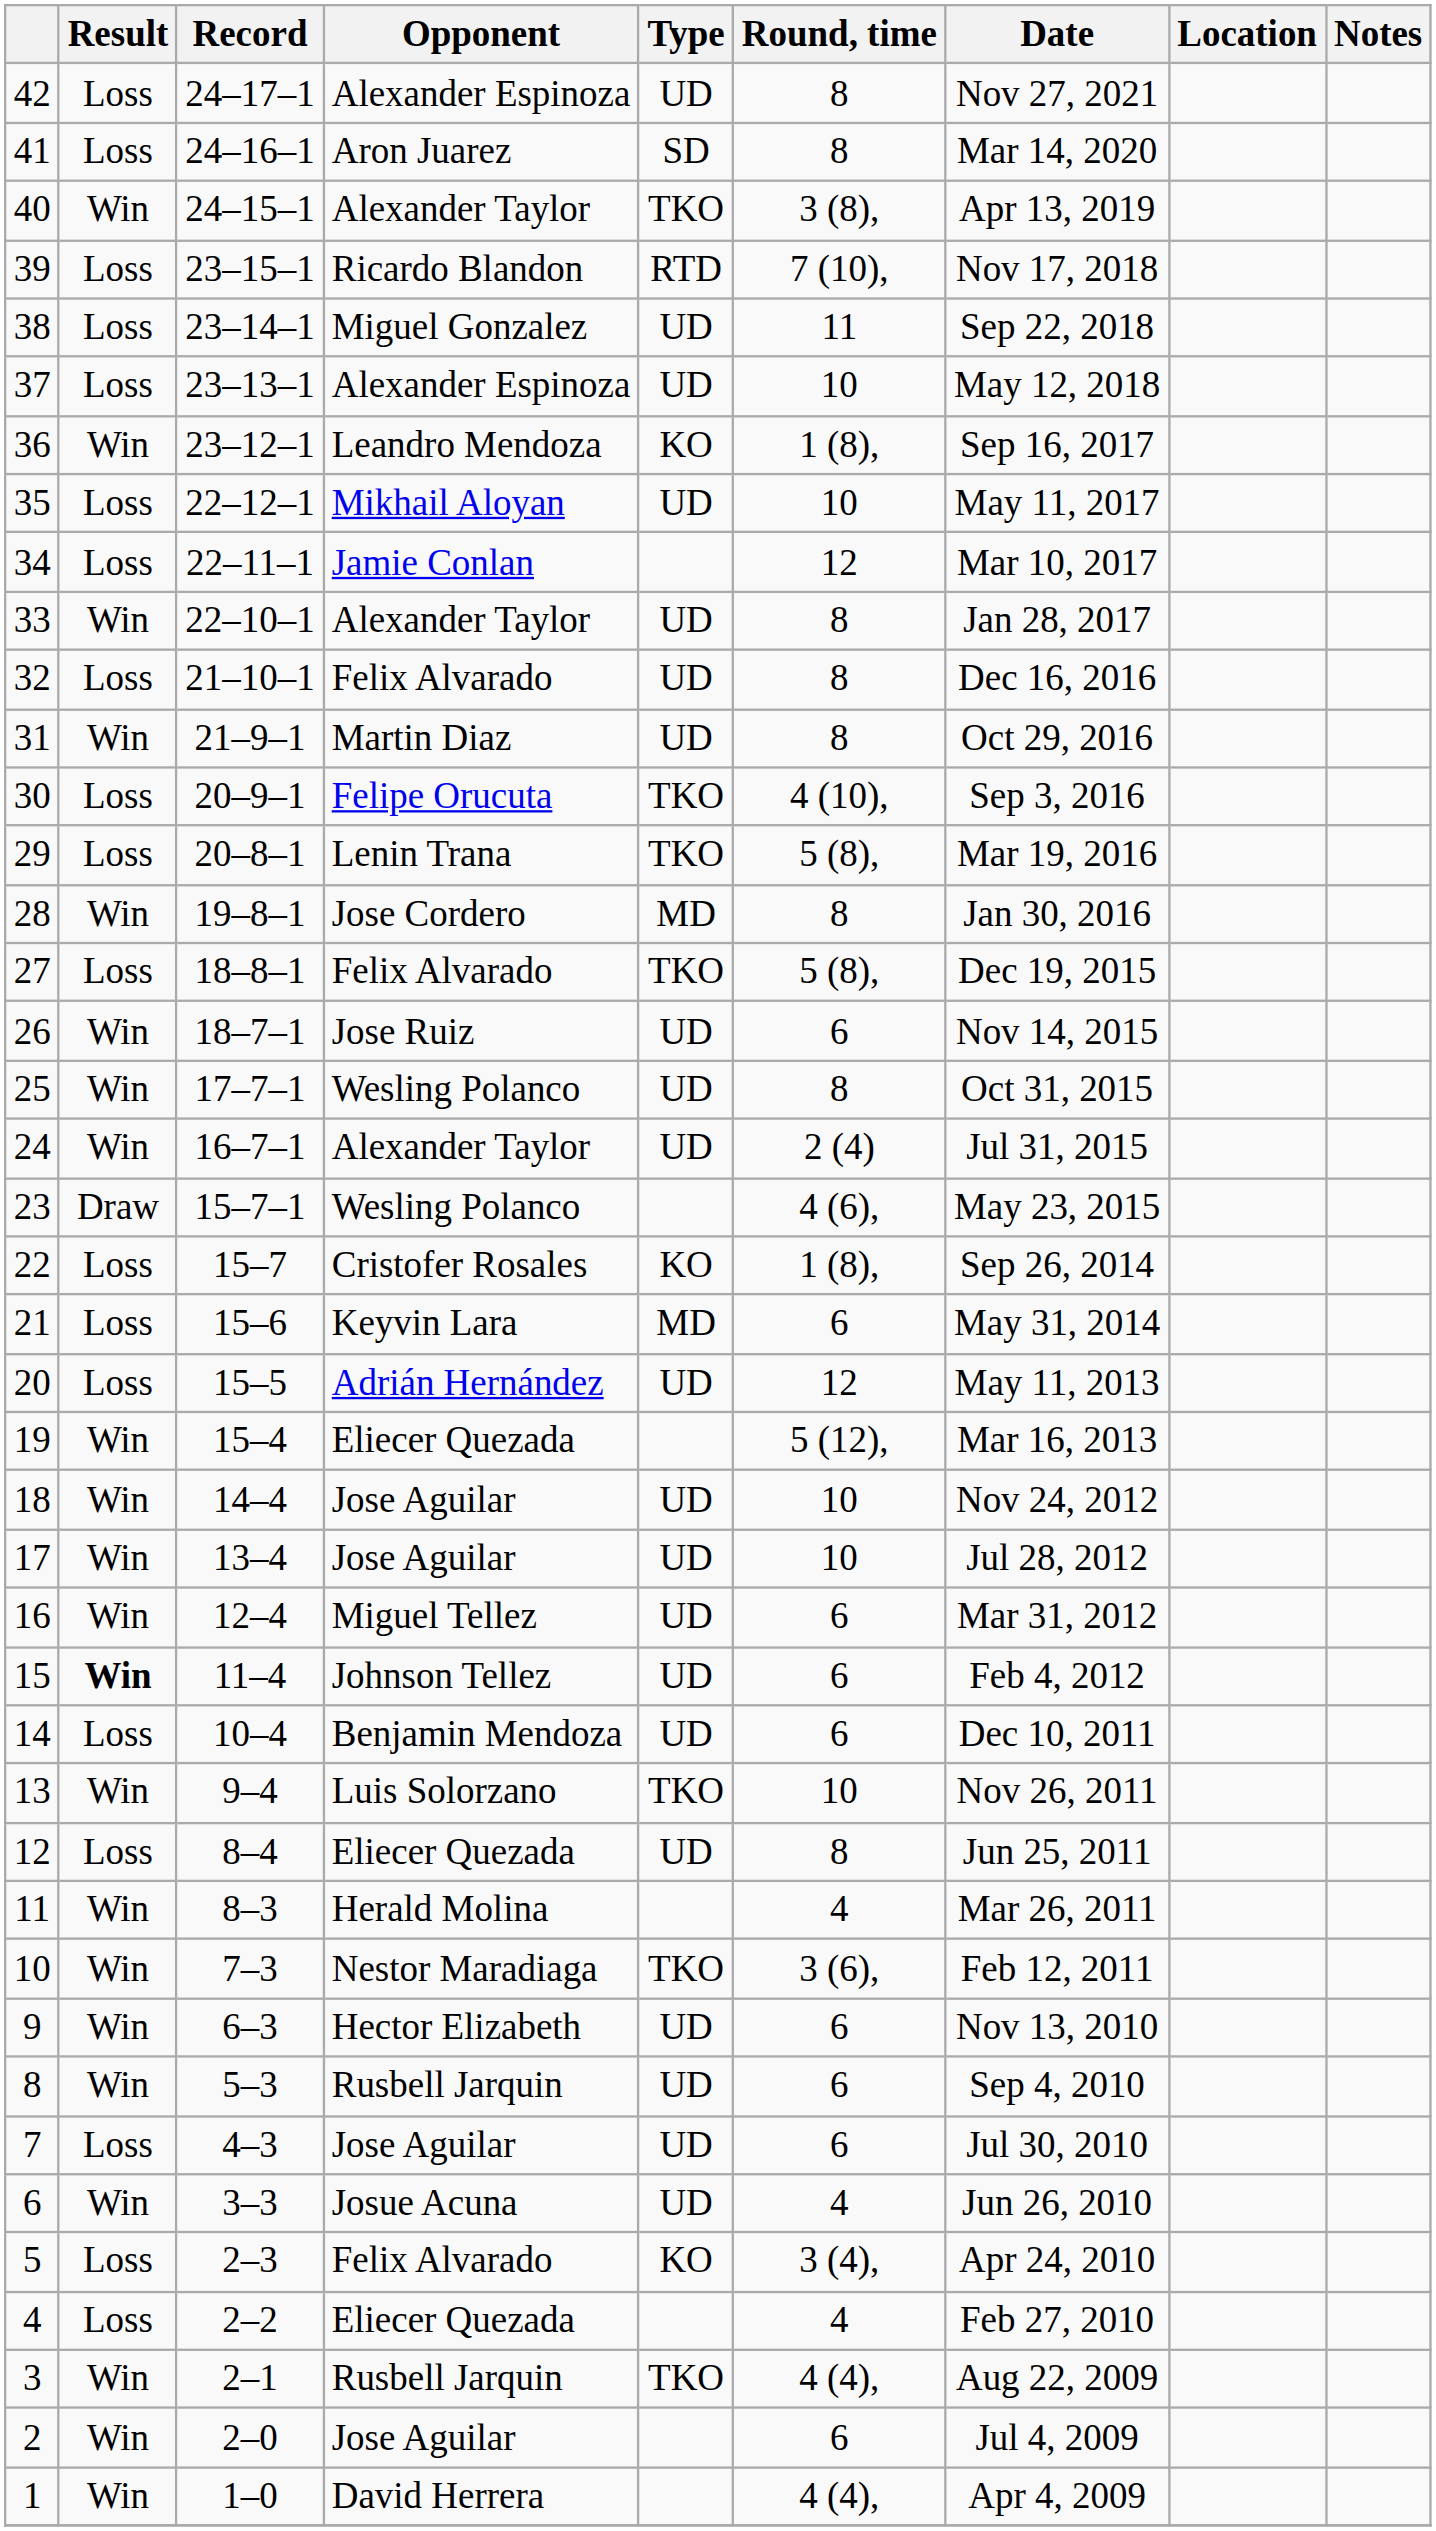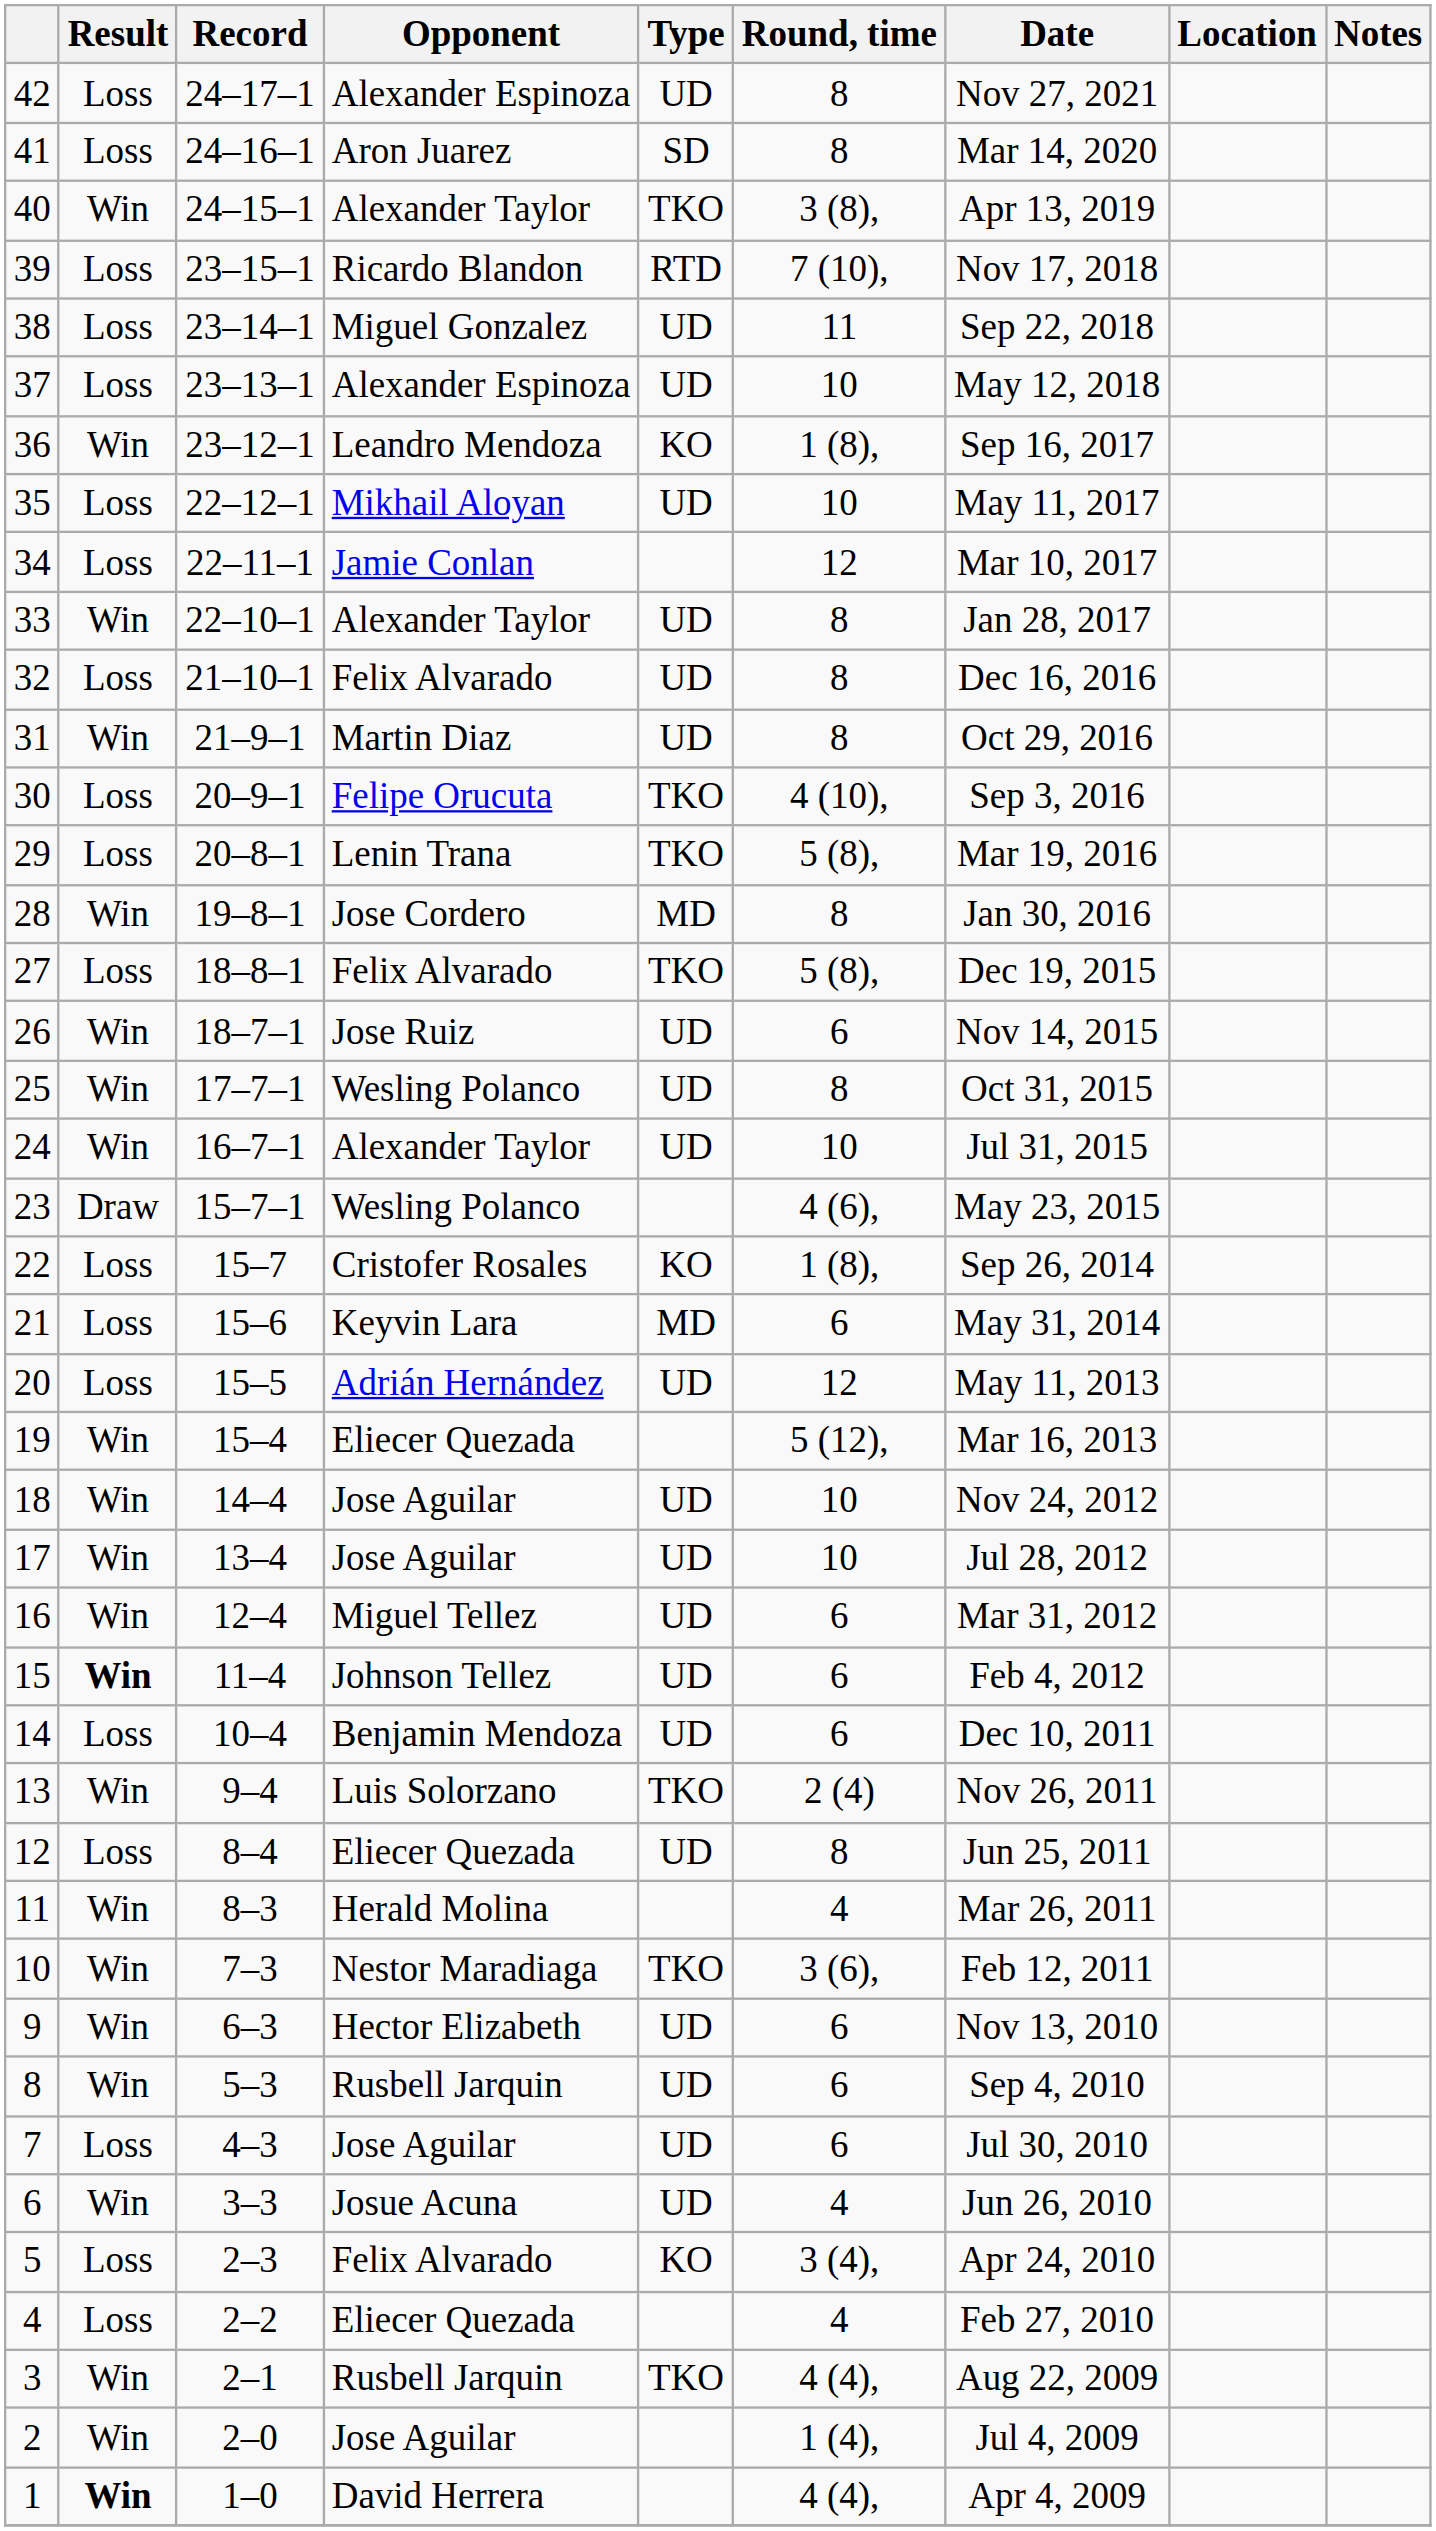(839, 1147) 2 (4) -> (839, 1147) 10
(839, 1792) 10 -> (839, 1792) 2 (4)
(839, 2437) 6 -> (839, 2437) 1 (4),
(118, 2495) normal -> (118, 2495) bold
